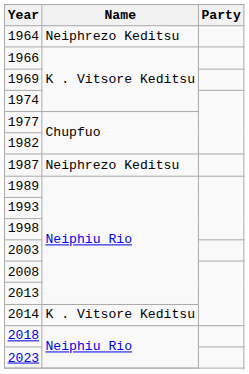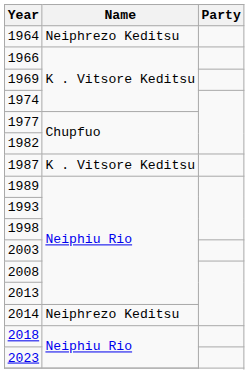(112, 165) Neiphrezo Keditsu -> (120, 165) K . Vitsore Keditsu
(120, 315) K . Vitsore Keditsu -> (112, 315) Neiphrezo Keditsu
